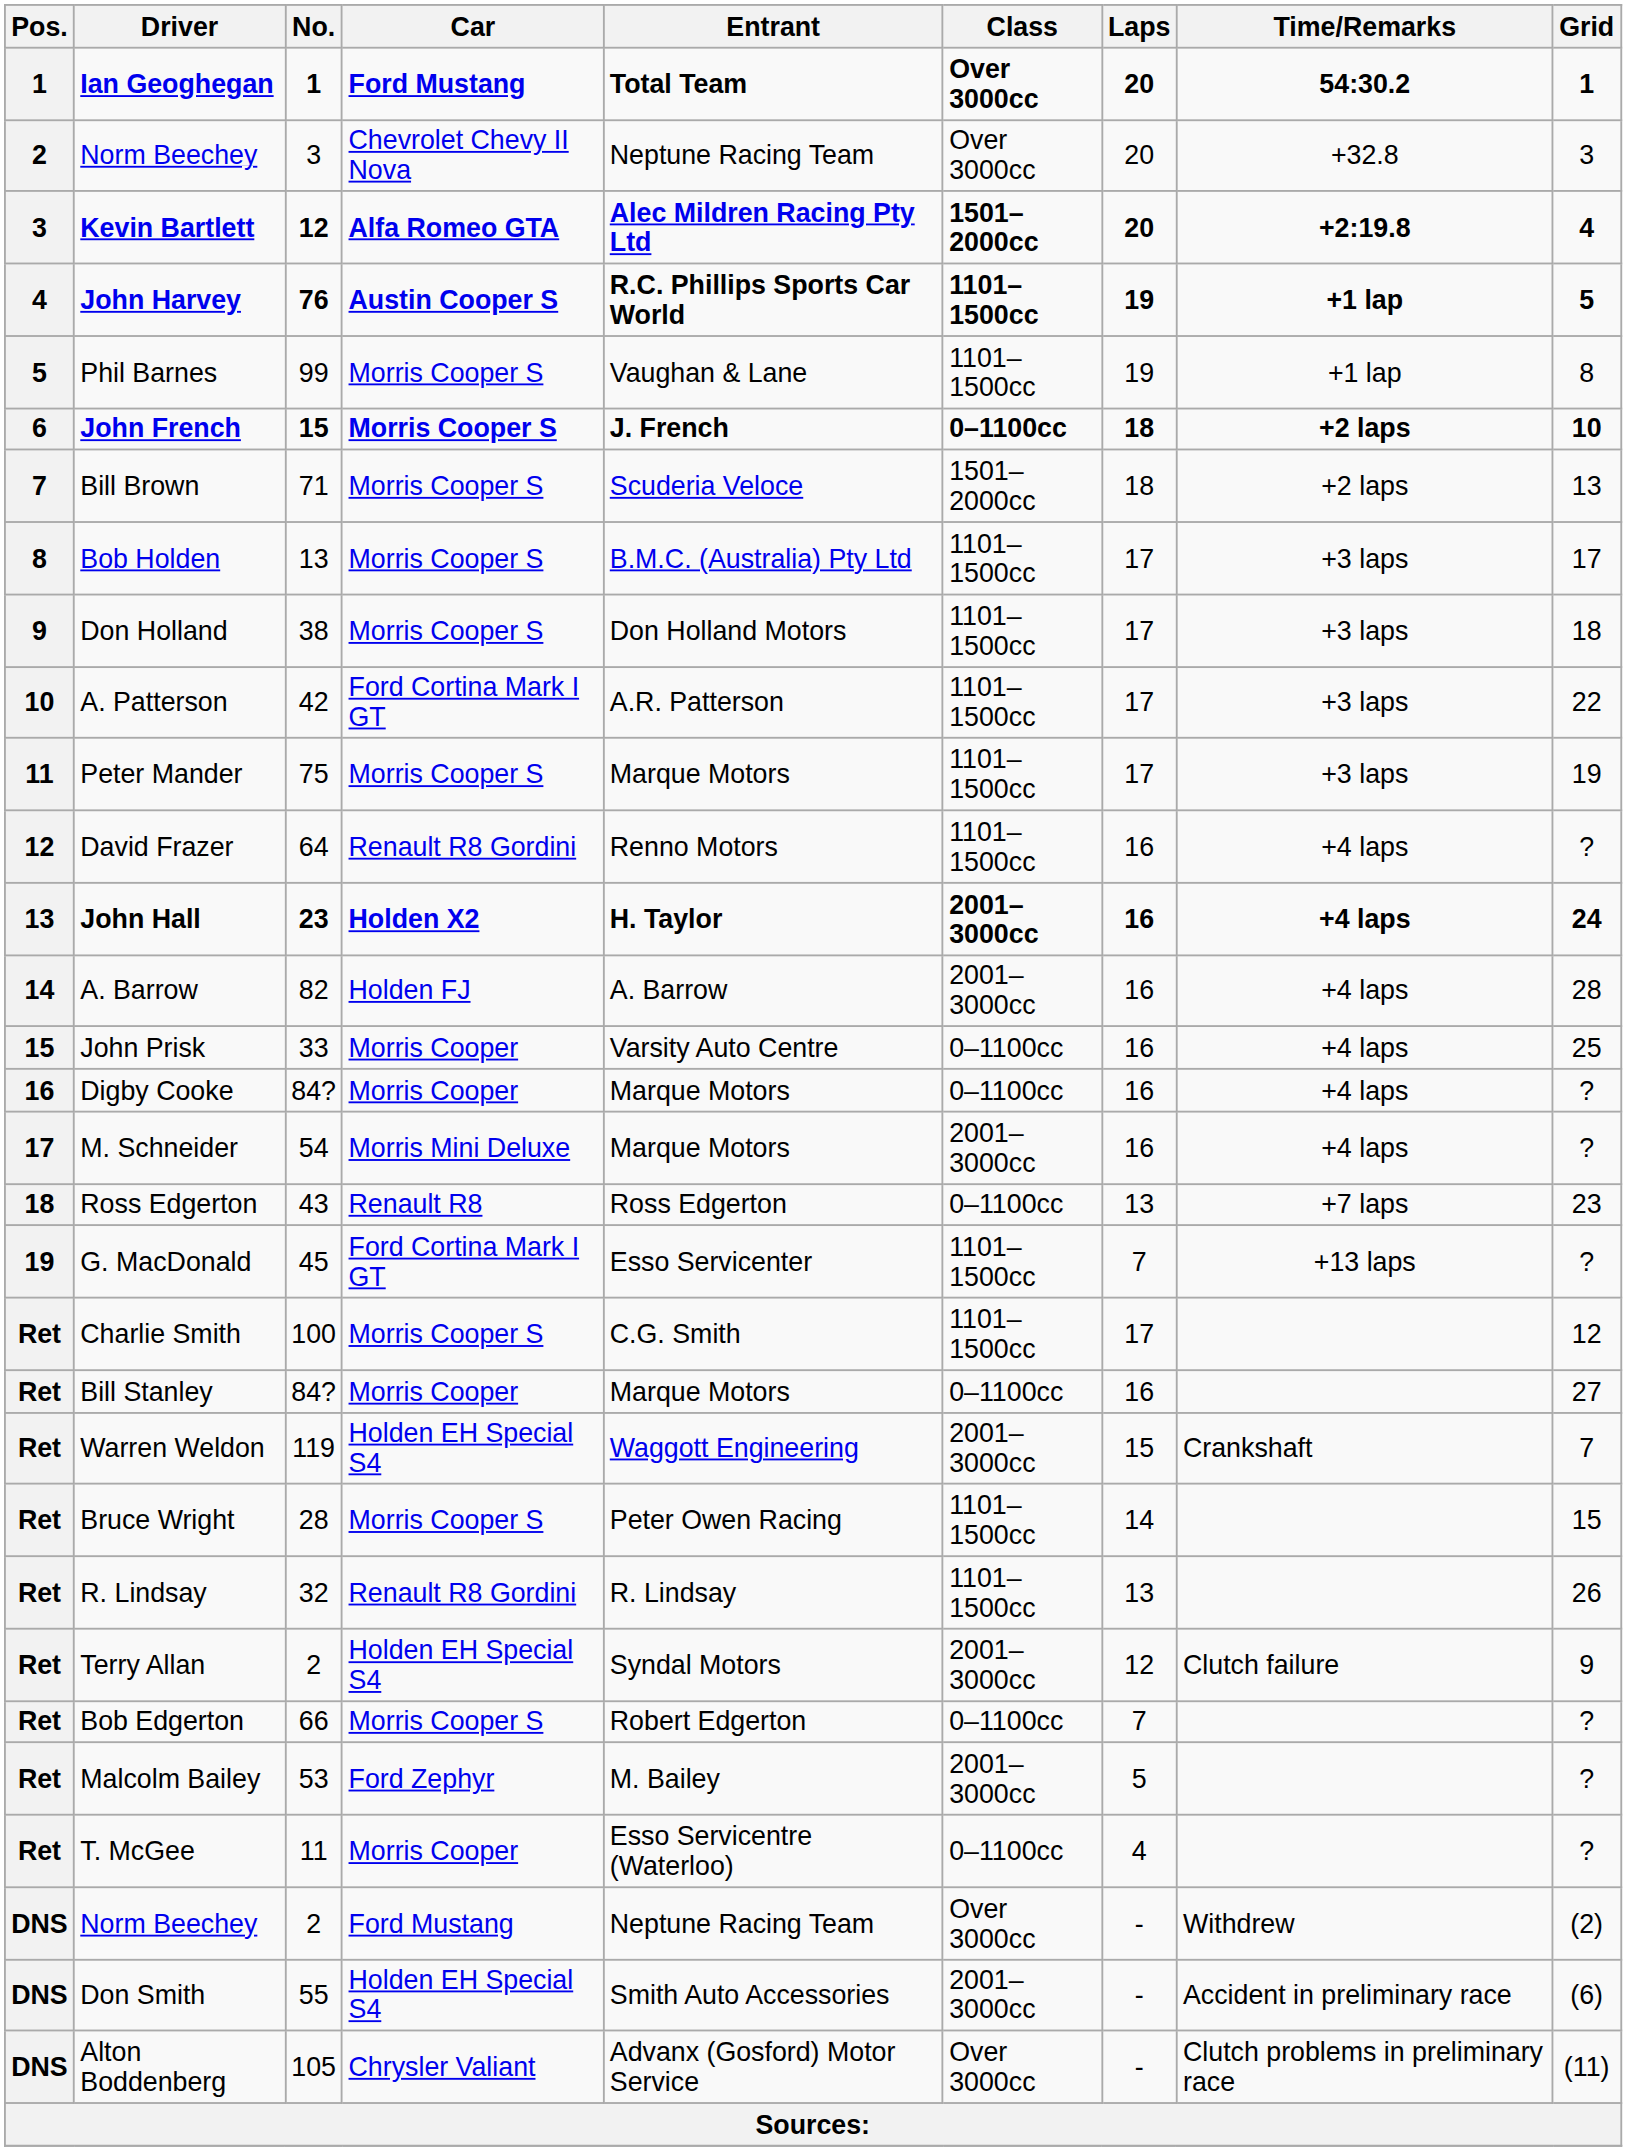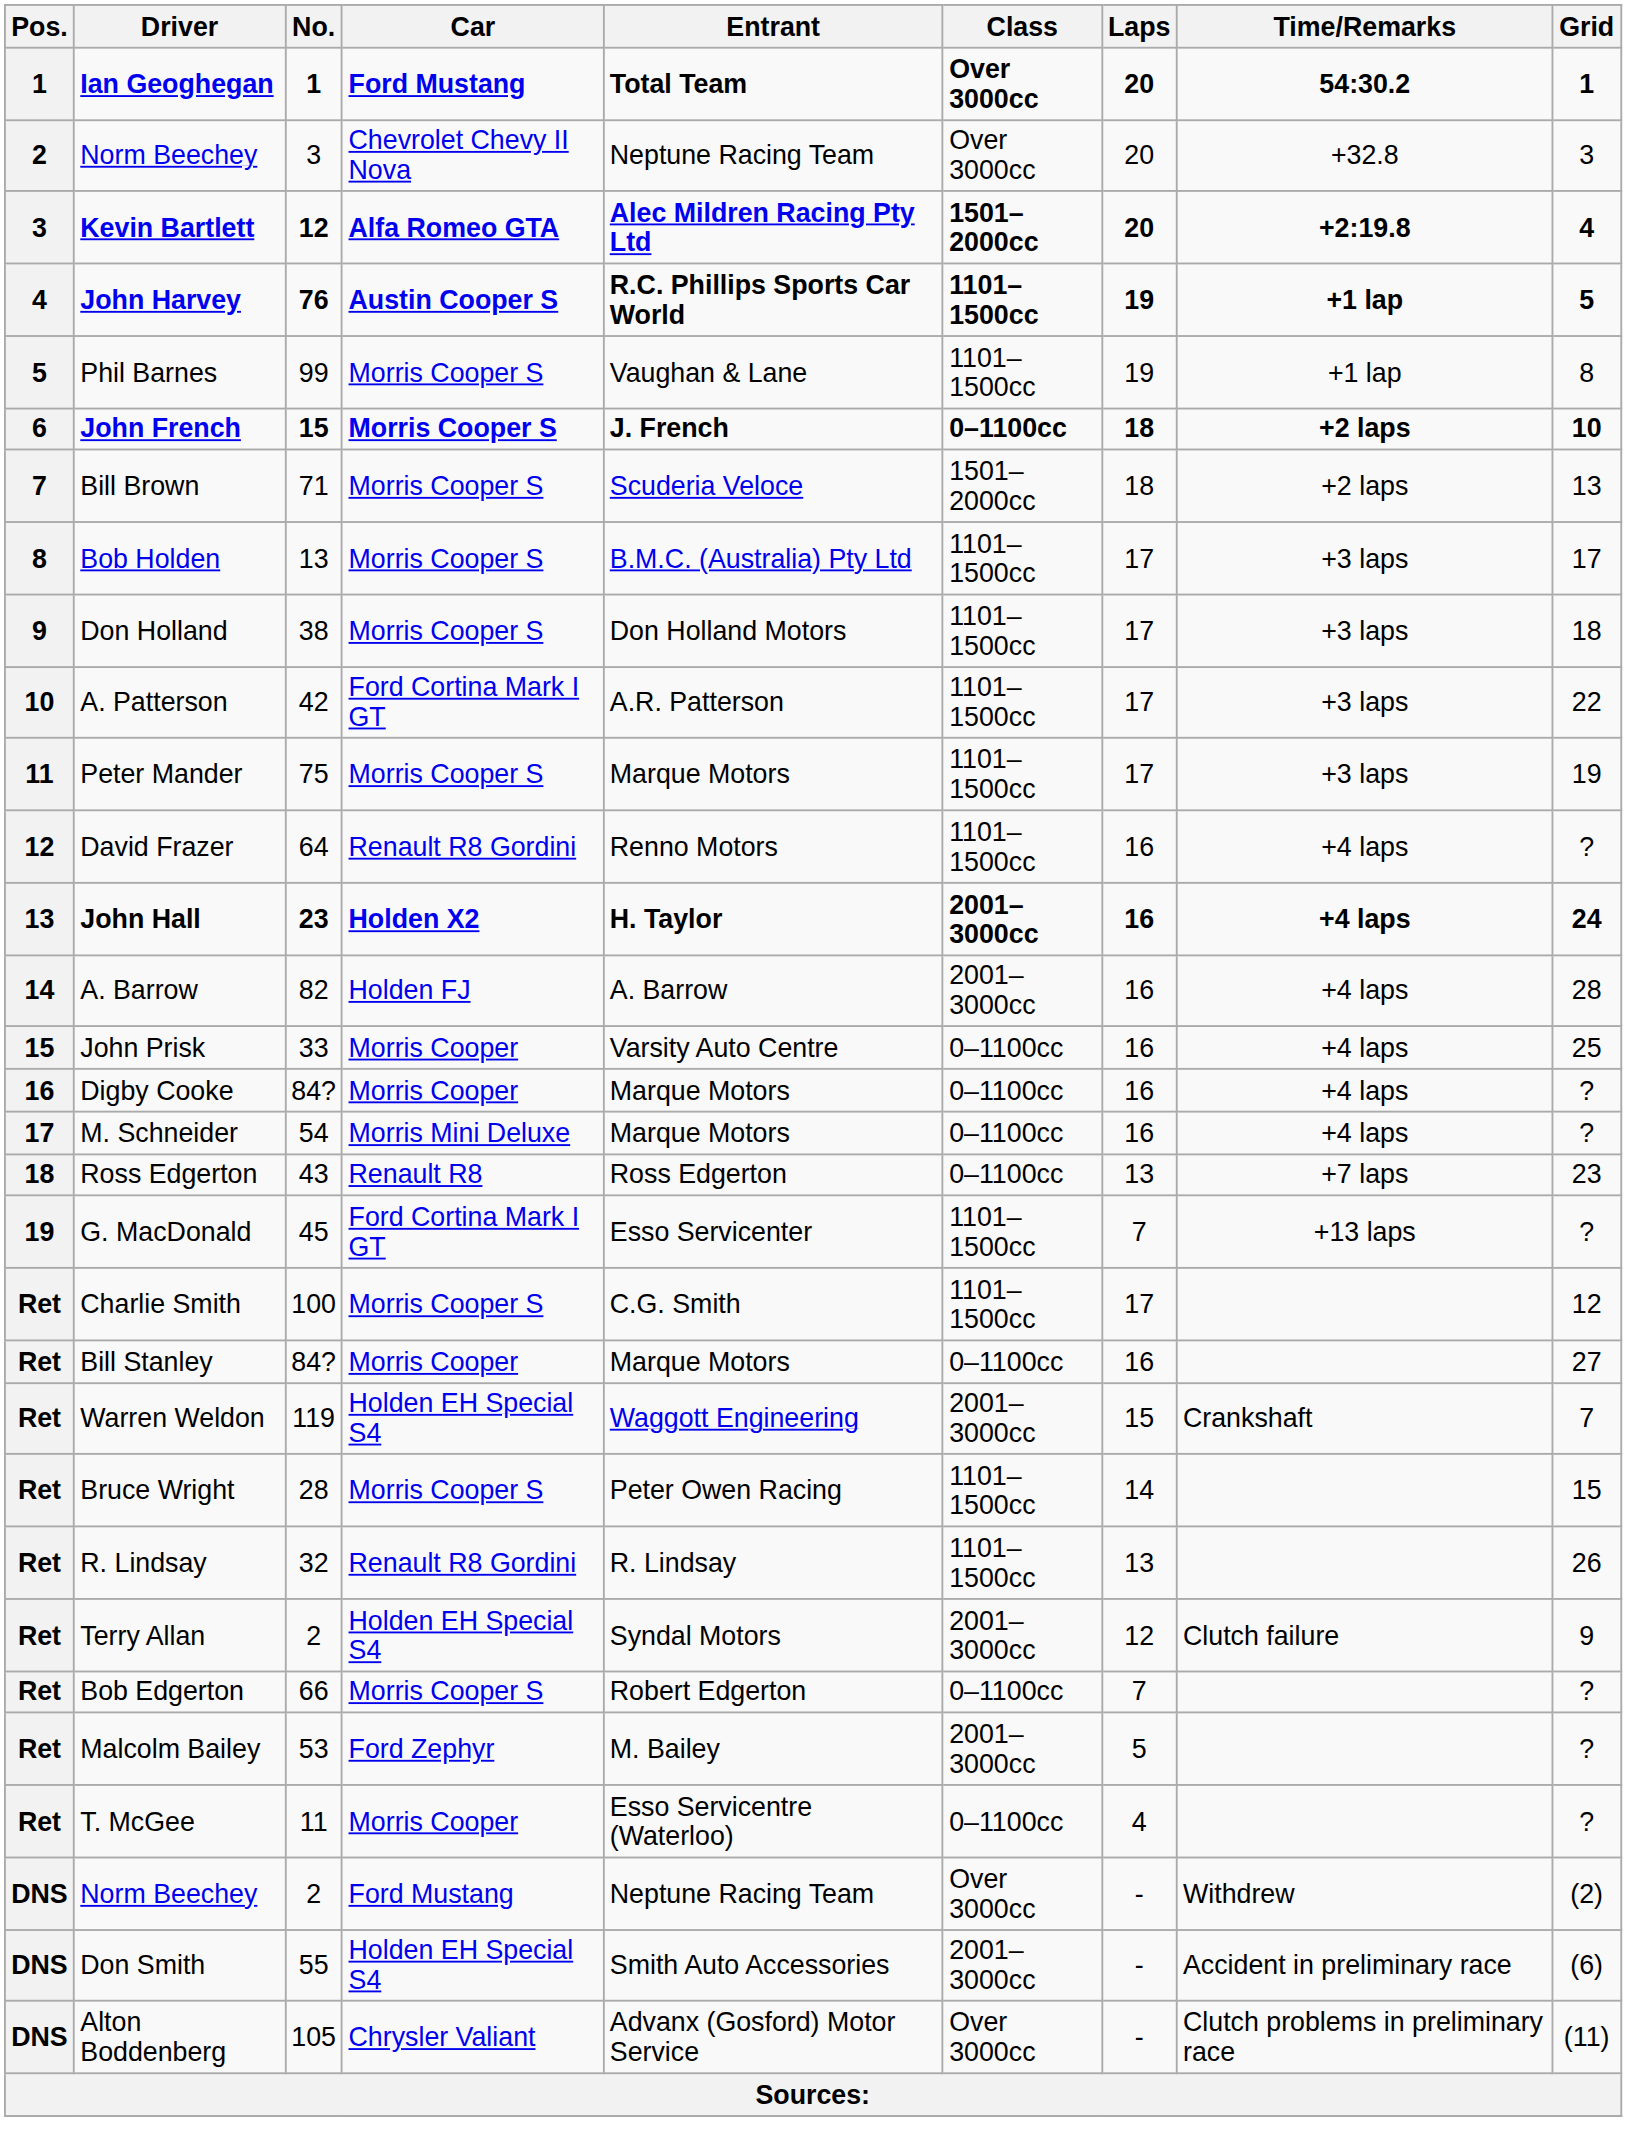(992, 1148) 2001–3000cc -> (1006, 1133) 0–1100cc
